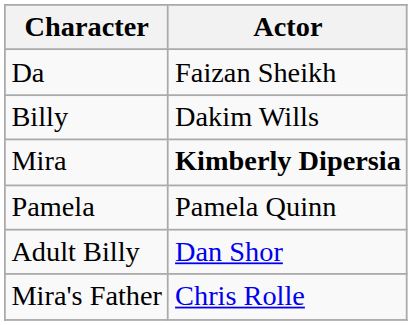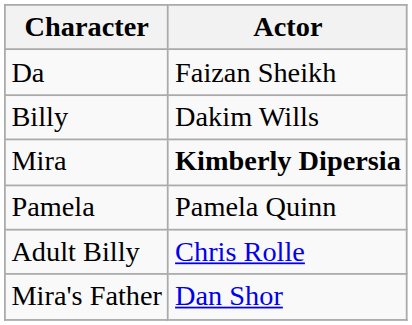(229, 251) Dan Shor -> (240, 251) Chris Rolle
(240, 296) Chris Rolle -> (229, 296) Dan Shor
